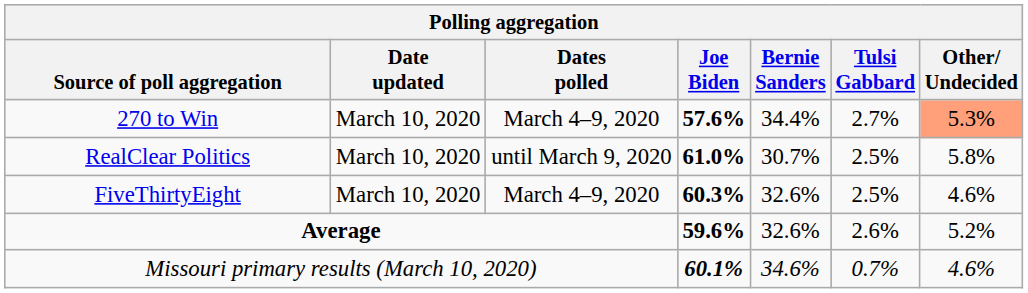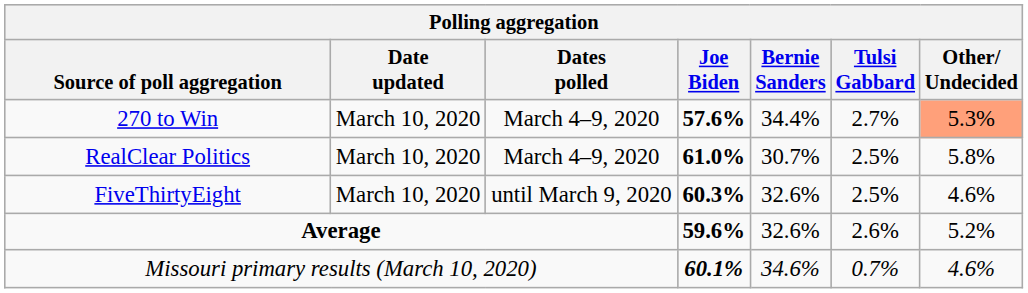(581, 156) until March 9, 2020 -> (581, 156) March 4–9, 2020
(581, 193) March 4–9, 2020 -> (581, 193) until March 9, 2020
